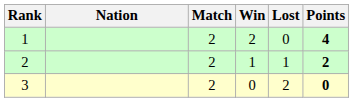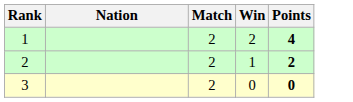- column: (286, 16)
